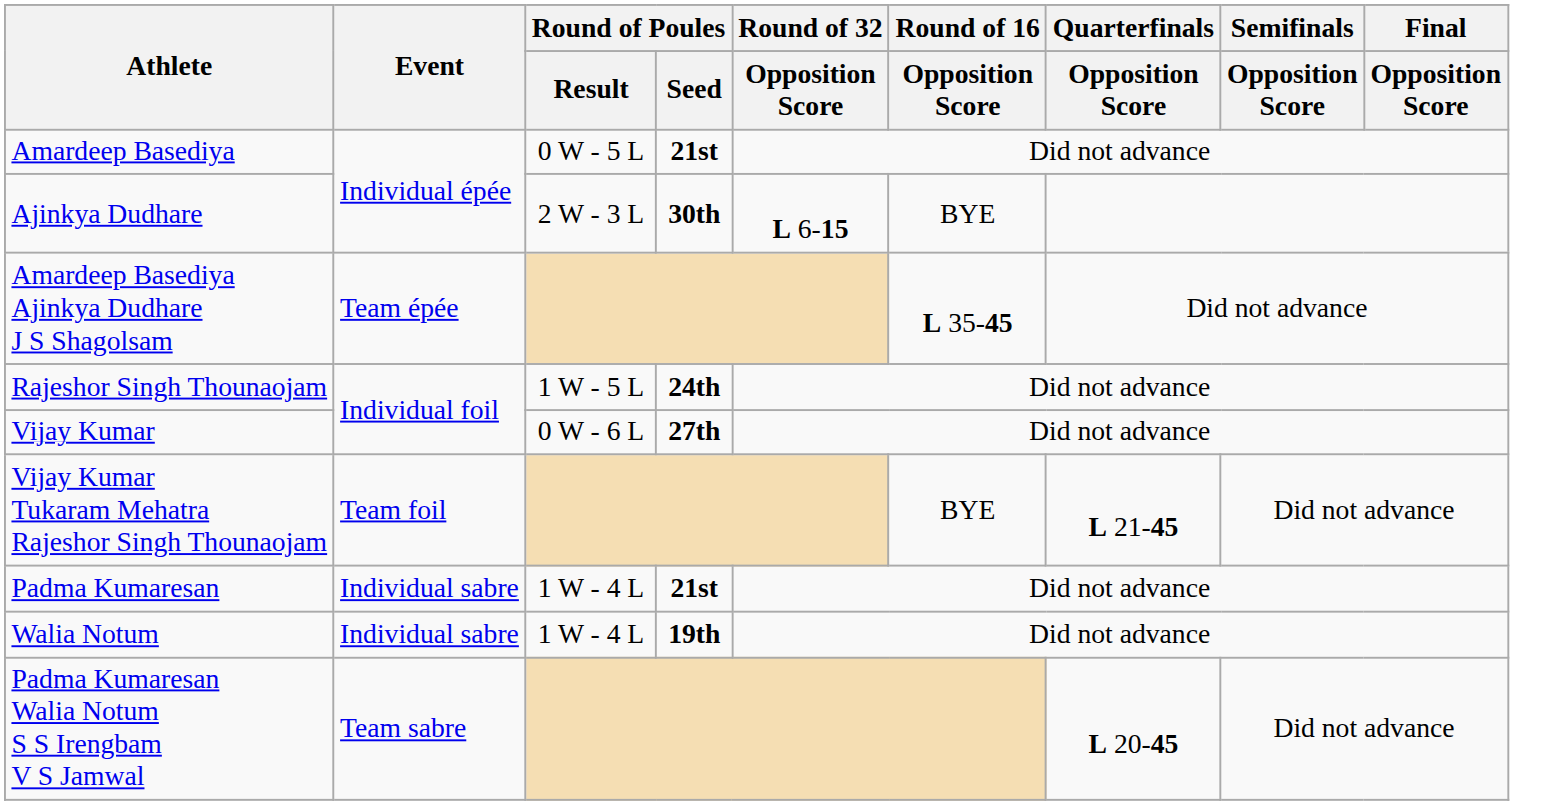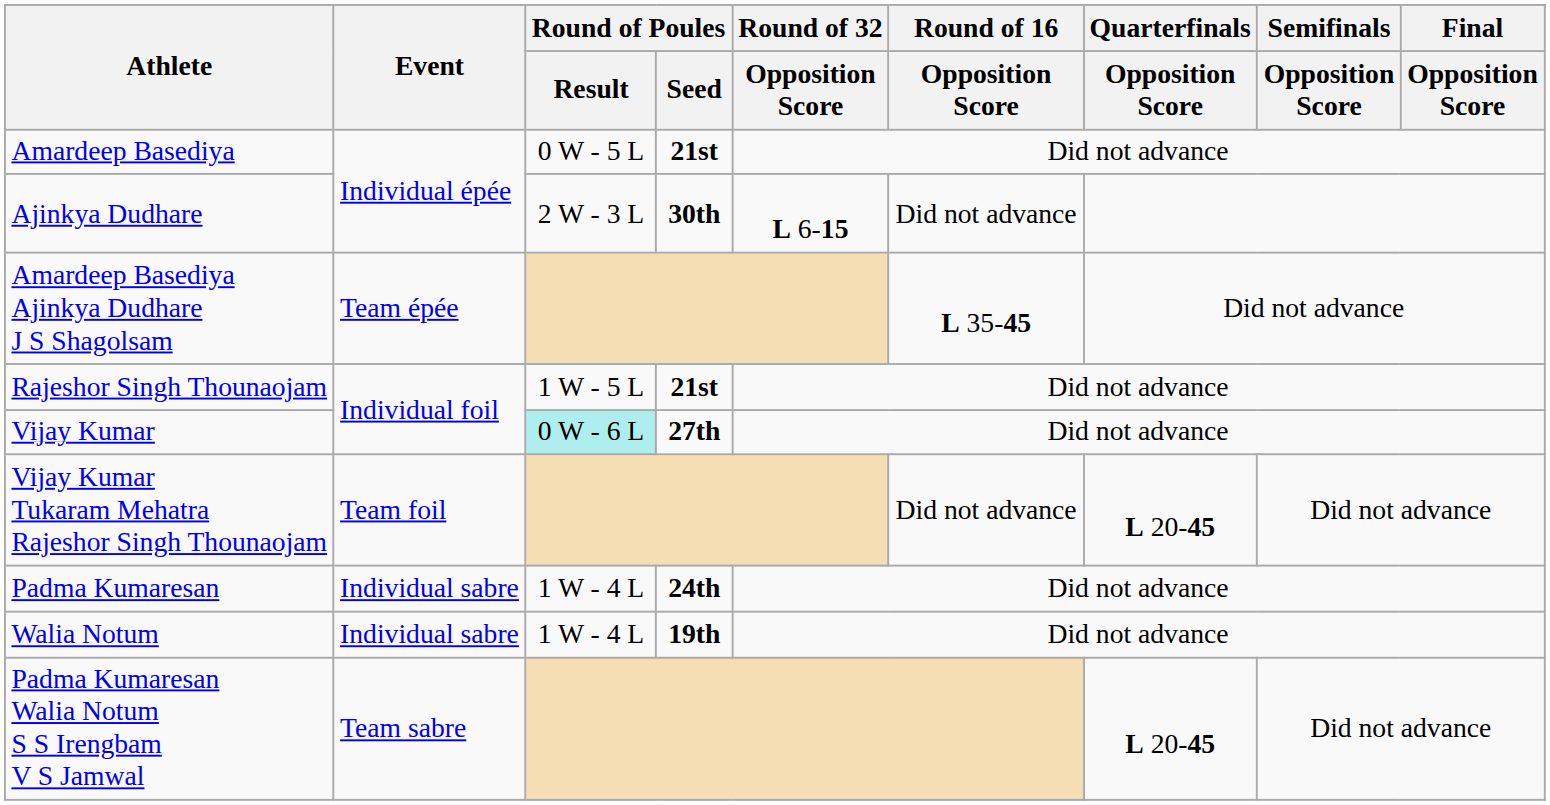(968, 213) BYE -> (986, 213) Did not advance
(694, 386) 24th -> (694, 386) 21st
(591, 431) no background -> (591, 431) paleturquoise background
(968, 510) BYE -> (986, 510) Did not advance
(1133, 526) L 21-45 -> (1170, 526) L 20-45
(694, 588) 21st -> (694, 588) 24th
